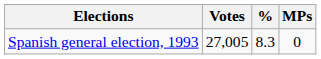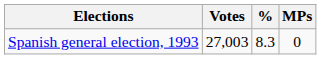(227, 41) 27,005 -> (227, 41) 27,003
